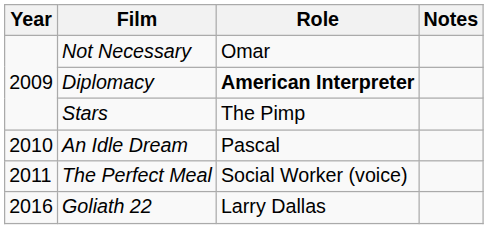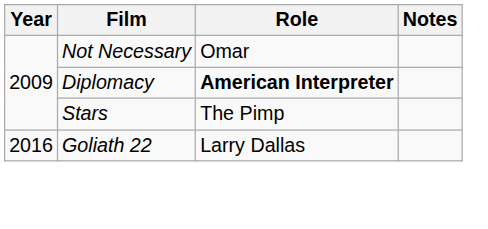- row: (125, 144)
- row: (137, 176)
